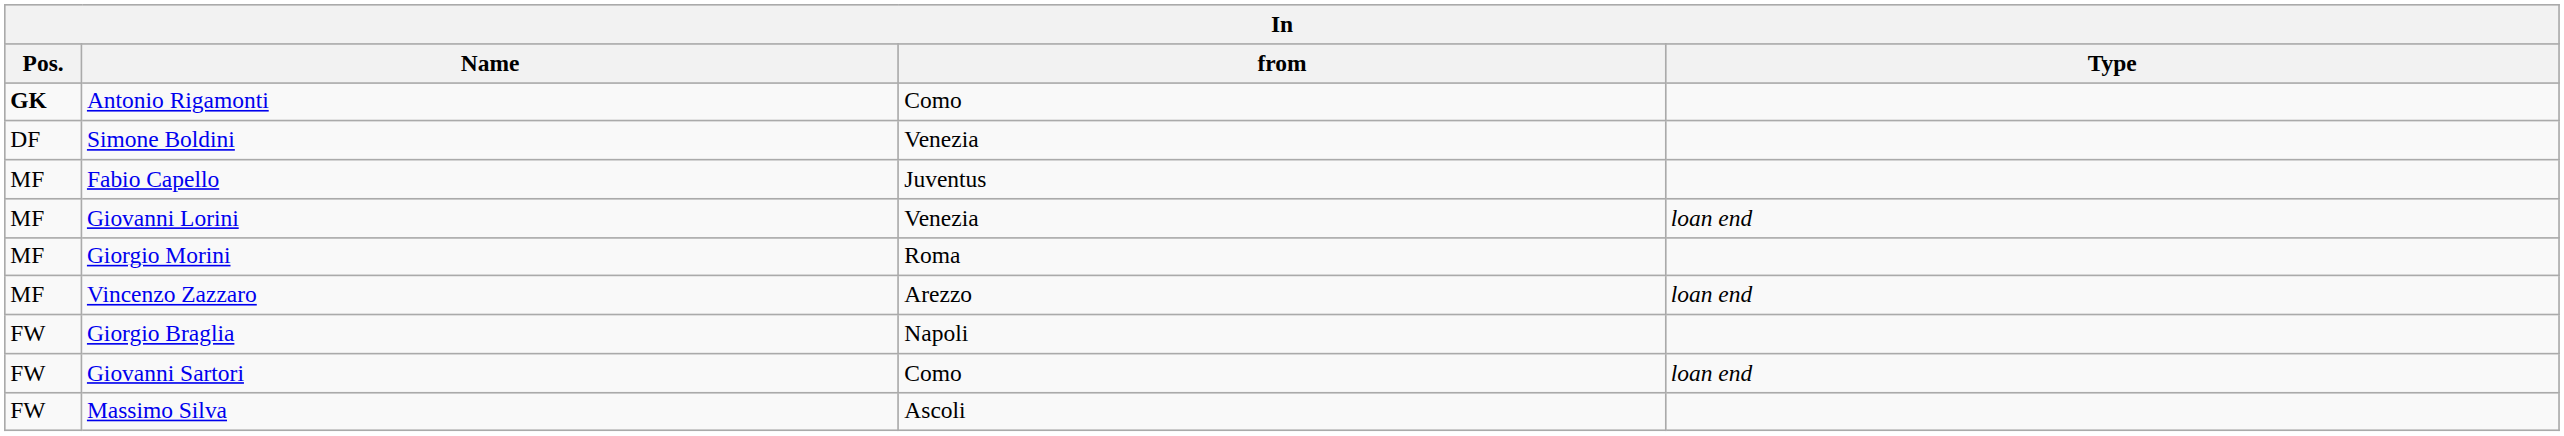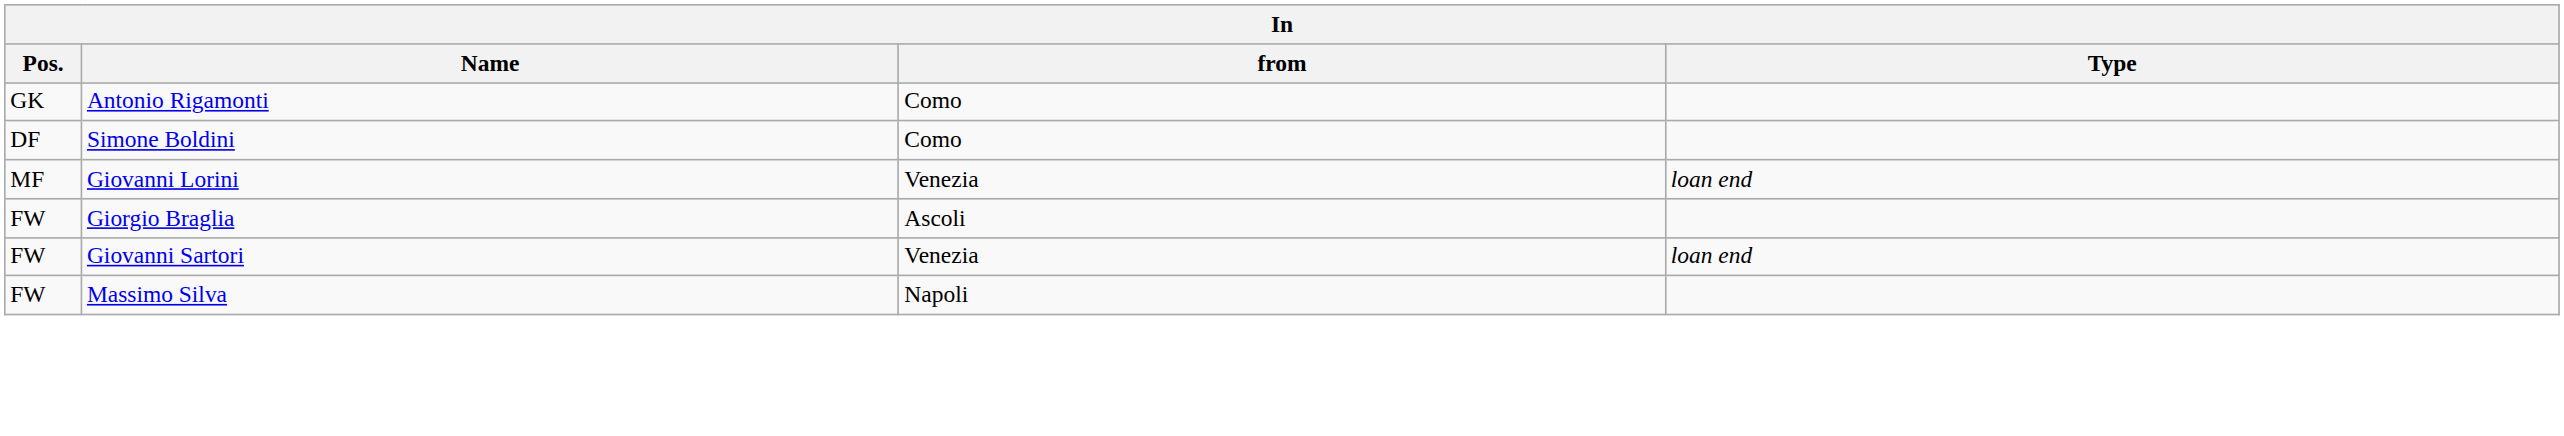(29, 101) bold -> (27, 101) normal
(941, 140) Venezia -> (933, 140) Como
- row: (153, 179)
- row: (159, 256)
- row: (172, 295)
(936, 333) Napoli -> (935, 217) Ascoli
(933, 372) Como -> (941, 256) Venezia
(935, 411) Ascoli -> (936, 295) Napoli
